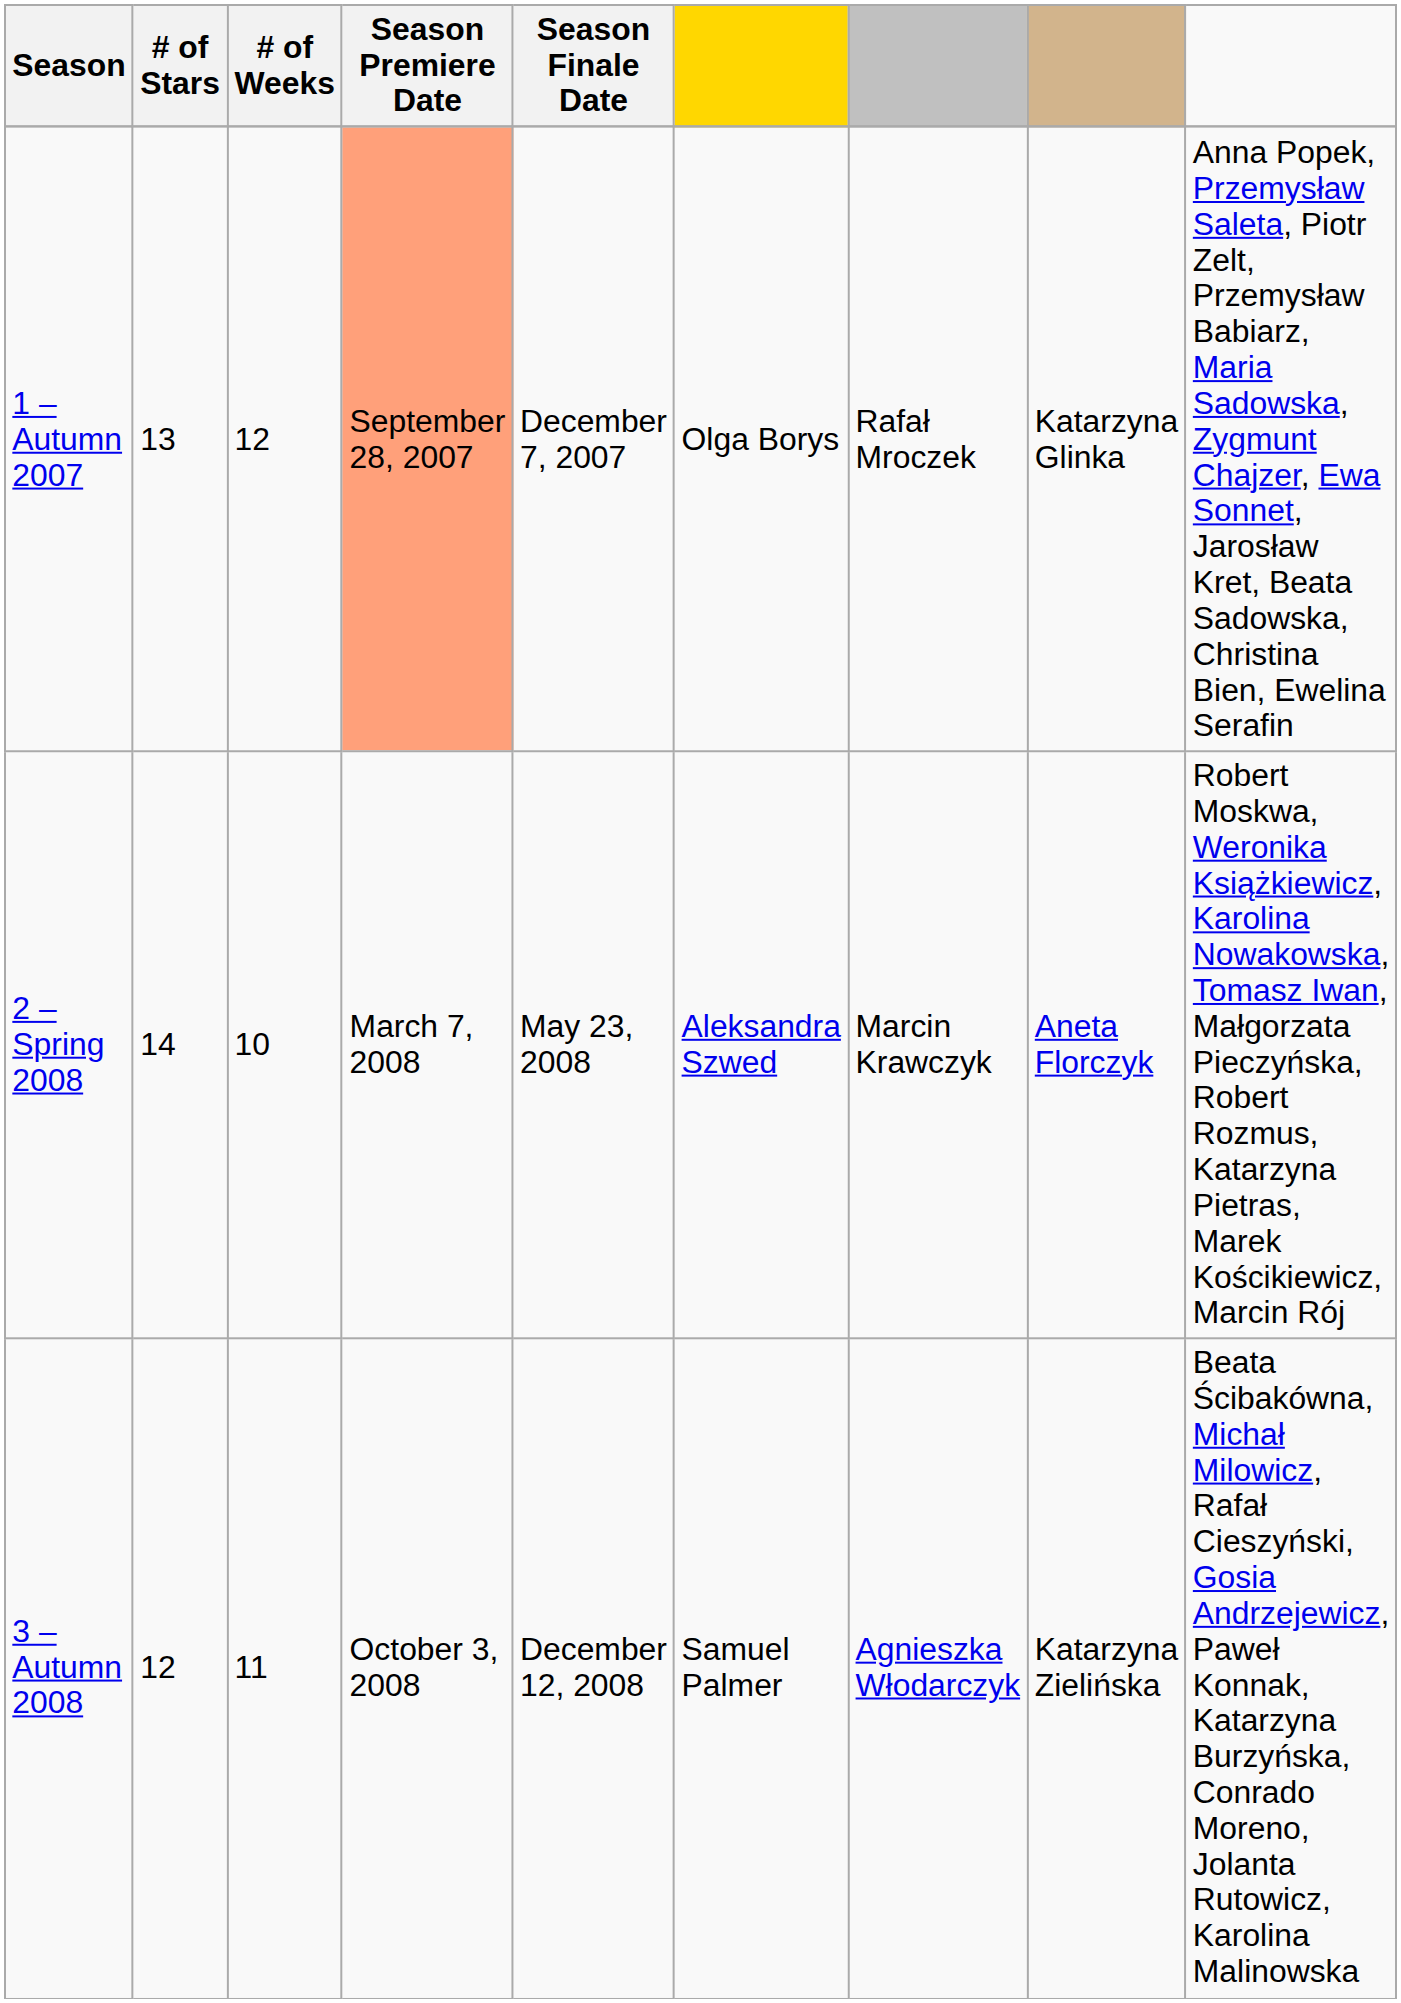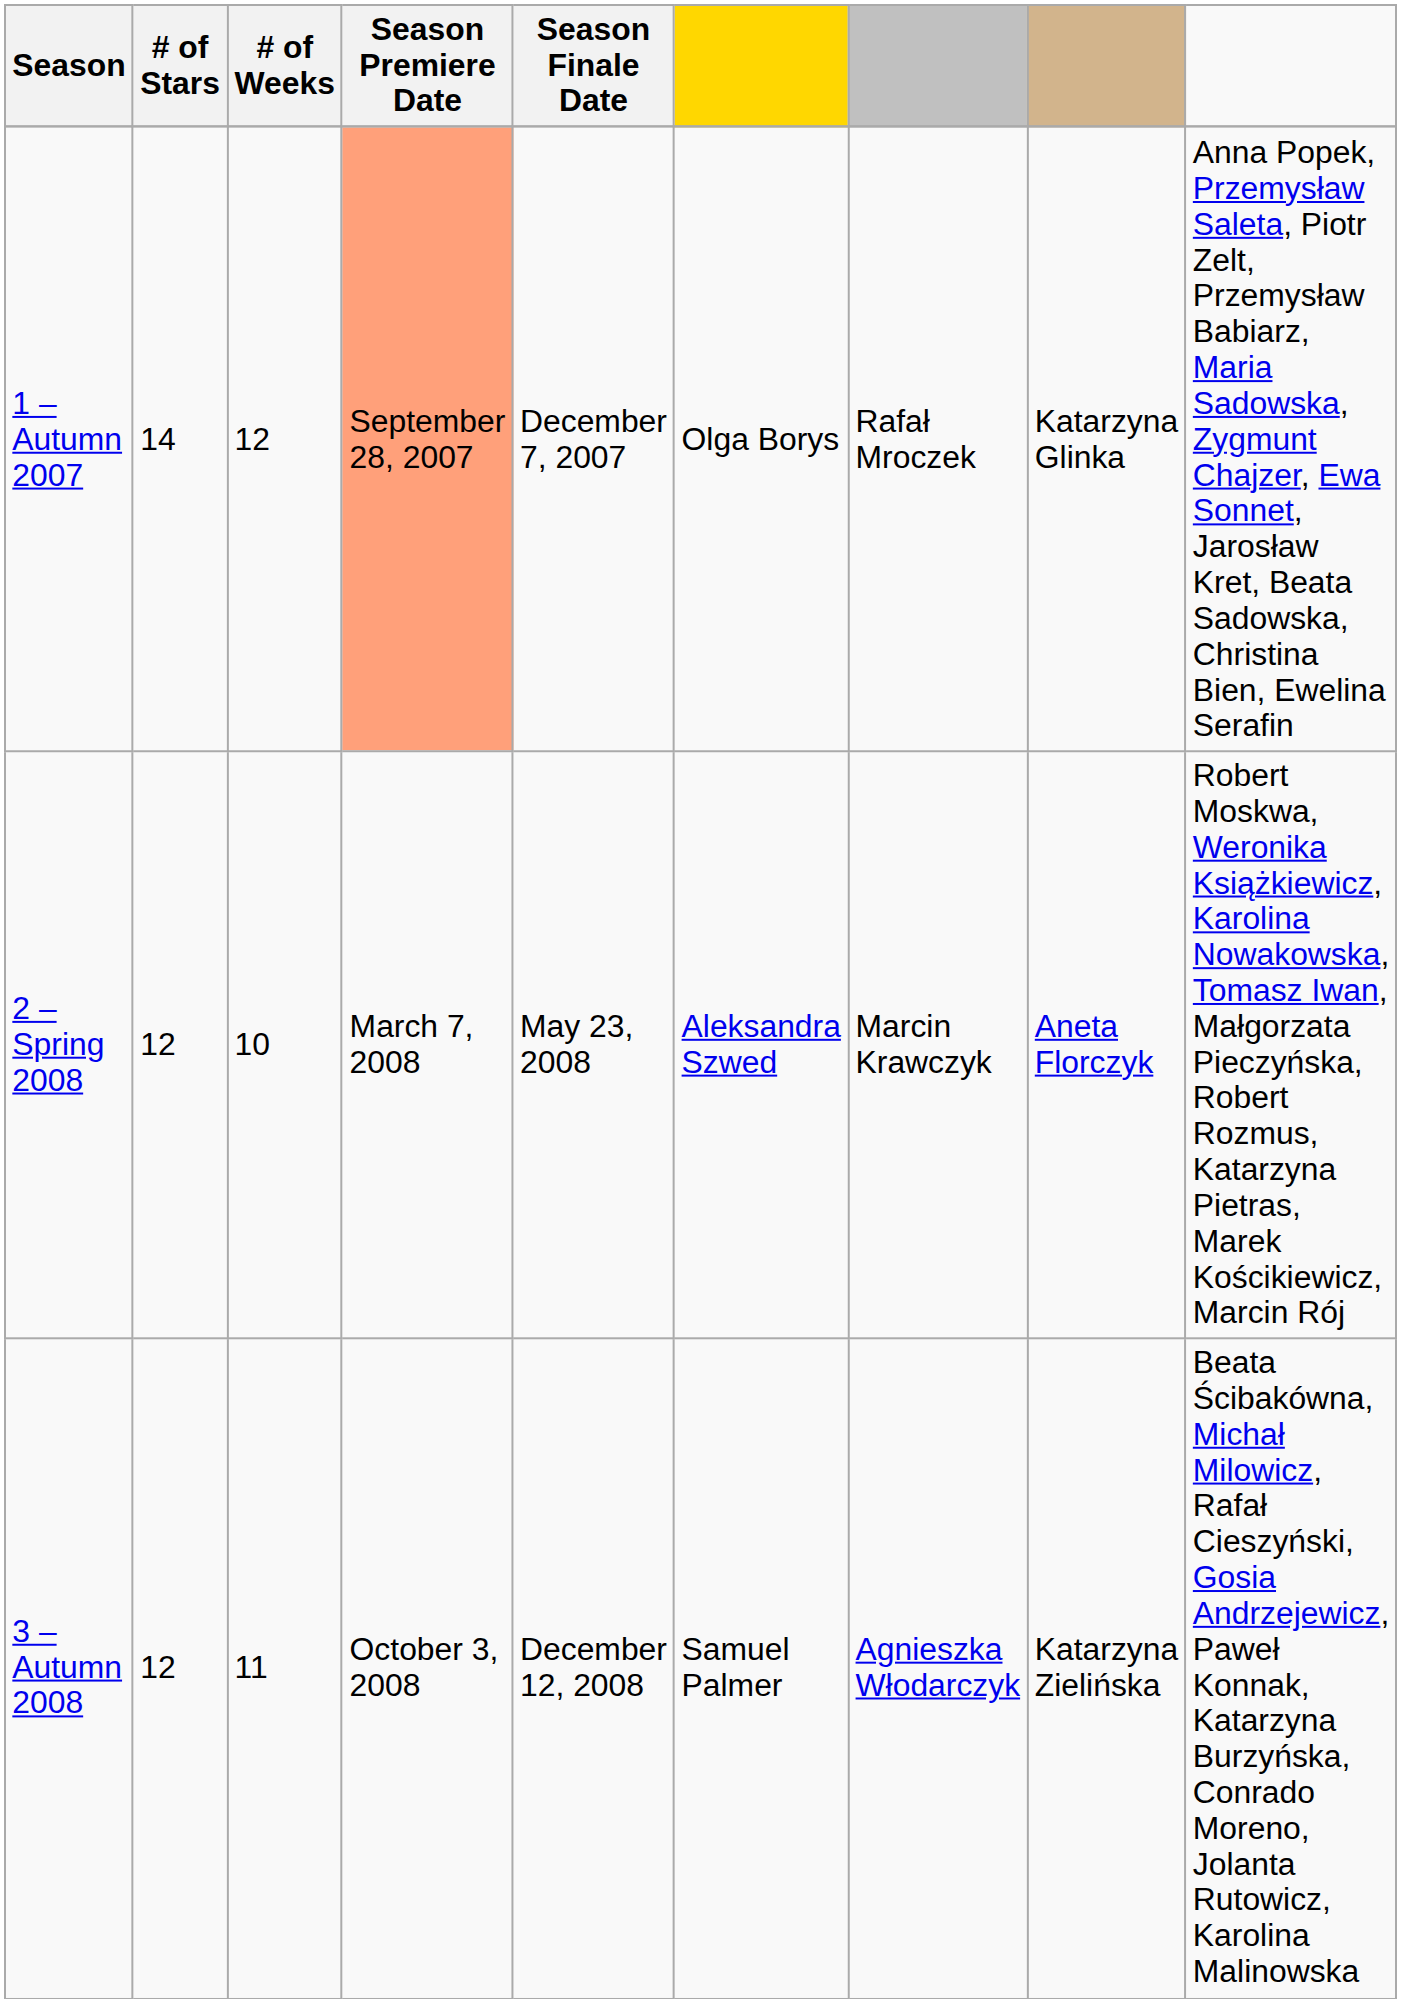(158, 438) 13 -> (158, 438) 14
(158, 1044) 14 -> (158, 1044) 12
